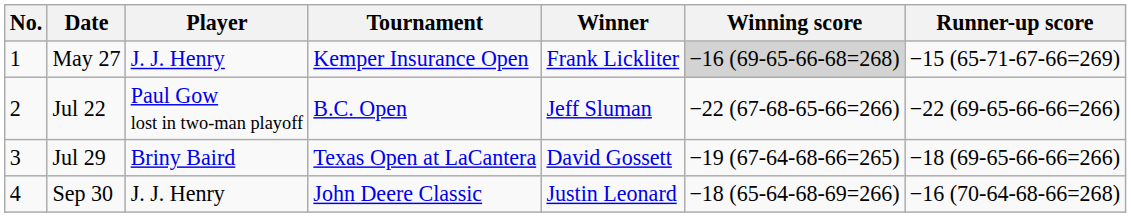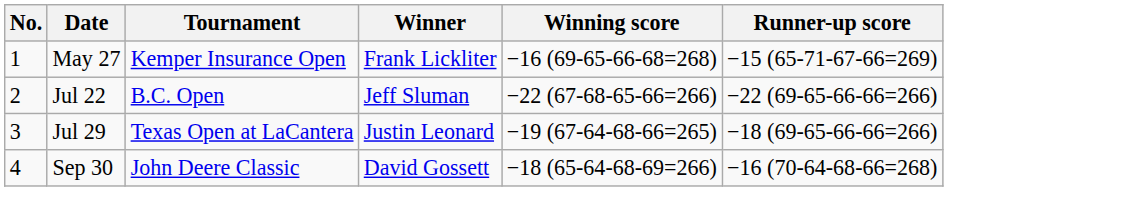- column: (217, 22)
(794, 59) lightgrey background -> (612, 59) no background
(609, 157) David Gossett -> (429, 131) Justin Leonard
(612, 194) Justin Leonard -> (426, 168) David Gossett
